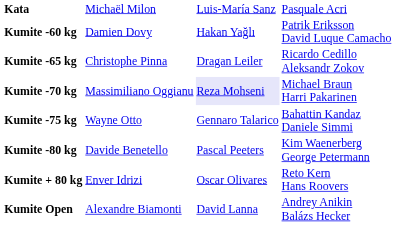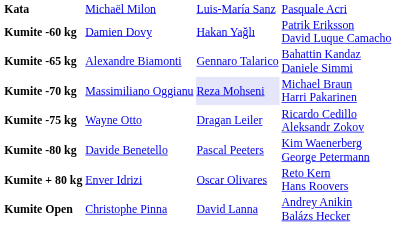(126, 61) Christophe Pinna -> (133, 61) Alexandre Biamonti
(229, 61) Dragan Leiler -> (238, 61) Gennaro Talarico
(323, 61) Ricardo Cedillo Aleksandr Zokov -> (321, 61) Bahattin Kandaz Daniele Simmi
(238, 120) Gennaro Talarico -> (229, 120) Dragan Leiler
(321, 120) Bahattin Kandaz Daniele Simmi -> (323, 120) Ricardo Cedillo Aleksandr Zokov
(133, 209) Alexandre Biamonti -> (126, 209) Christophe Pinna
